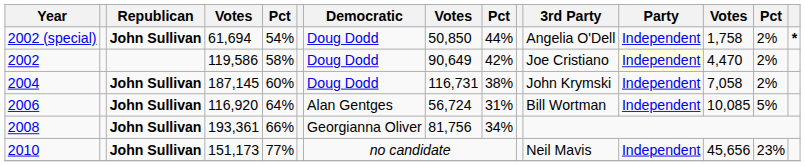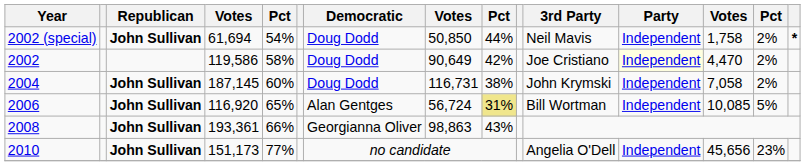(571, 38) Angelia O'Dell -> (559, 38) Neil Mavis
(280, 105) 64% -> (280, 105) 65%
(499, 105) no background -> (499, 105) khaki background
(450, 128) 81,756 -> (450, 128) 98,863
(499, 128) 34% -> (499, 128) 43%
(559, 150) Neil Mavis -> (571, 150) Angelia O'Dell
